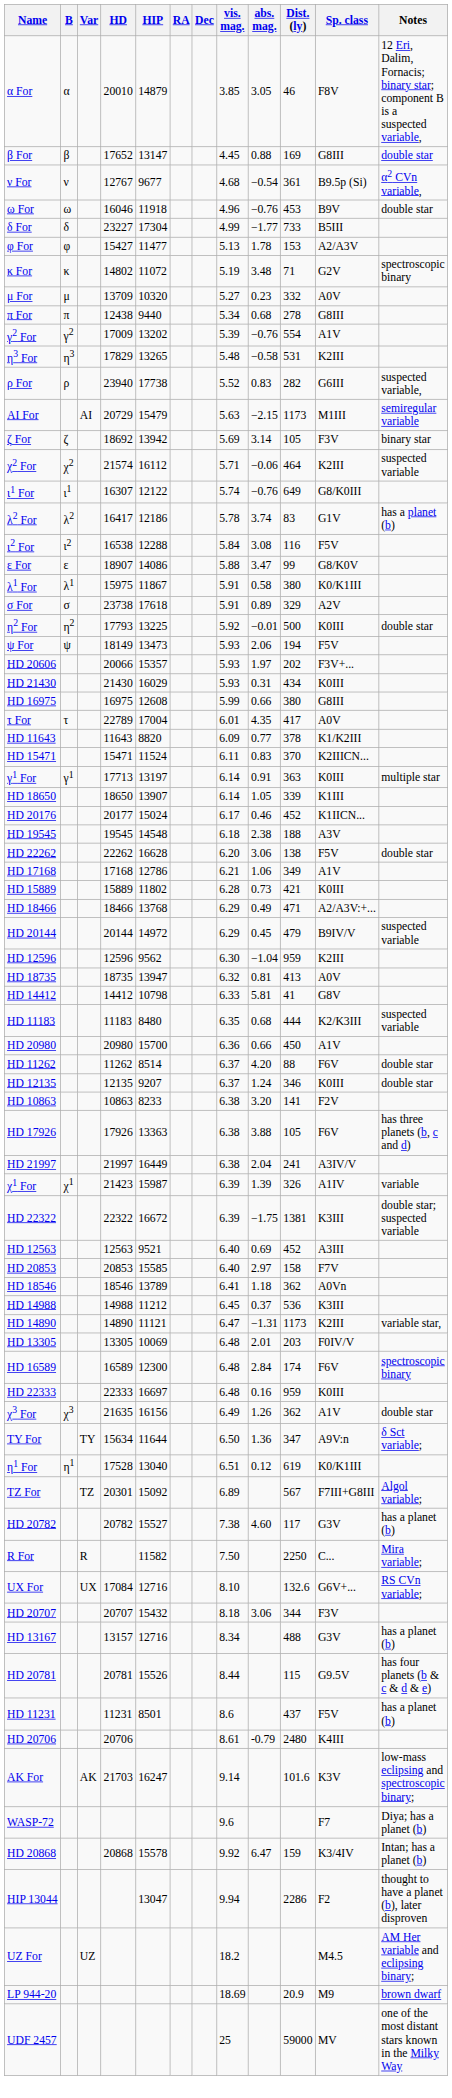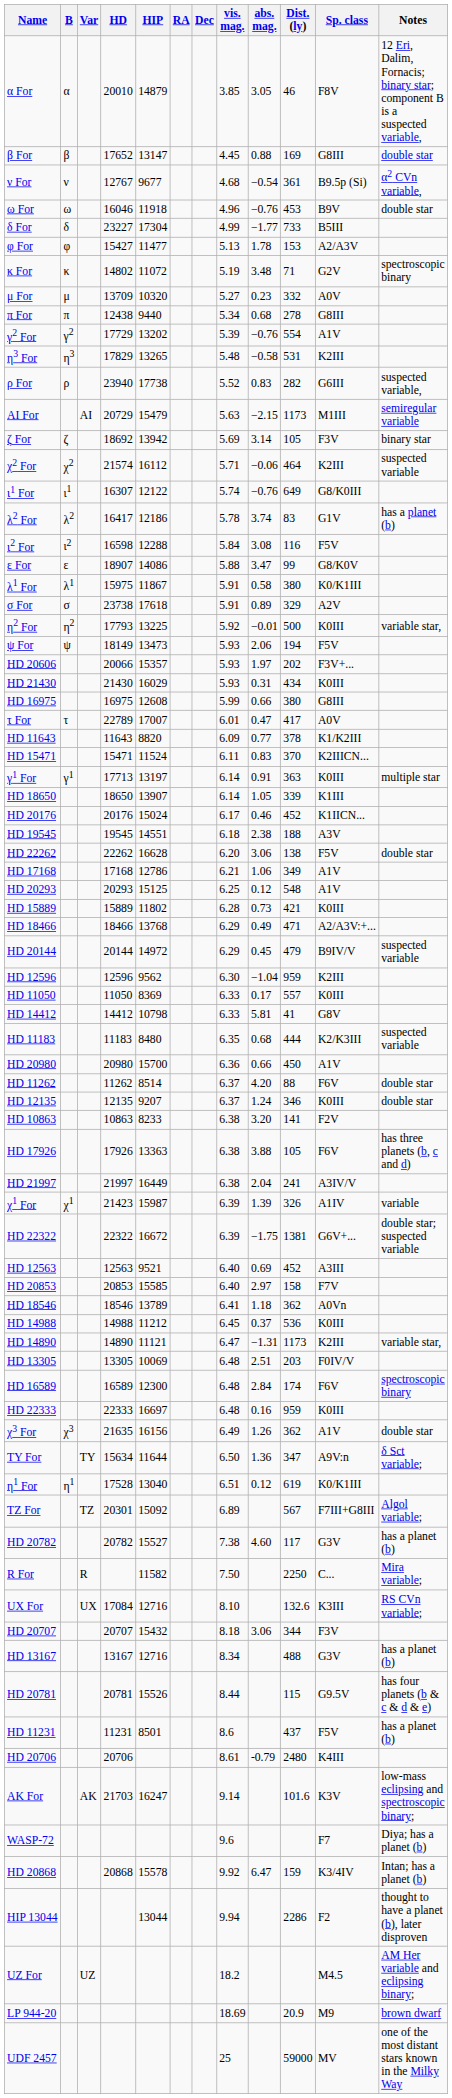(118, 335) 17009 -> (118, 335) 17729
(118, 545) 16538 -> (118, 545) 16598
(407, 625) double star -> (411, 625) variable star,
(153, 719) 17004 -> (153, 719) 17007
(261, 719) 4.35 -> (261, 719) 0.47
(118, 815) 20177 -> (118, 815) 20176
(153, 834) 14548 -> (153, 834) 14551
+ row: (32, 889)
- row: (32, 977)
+ row: (31, 995)
(331, 1218) K3III -> (337, 1236) G6V+...
(331, 1305) K3III -> (331, 1323) K0III
(261, 1342) 2.01 -> (261, 1360) 2.51
(337, 1587) G6V+... -> (331, 1606) K3III
(118, 1637) 13157 -> (118, 1656) 13167
(153, 1898) 13047 -> (153, 1917) 13044
